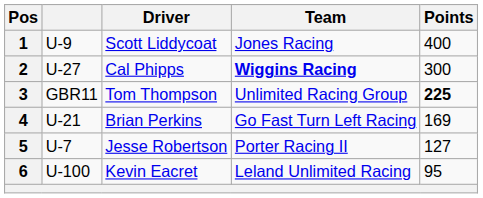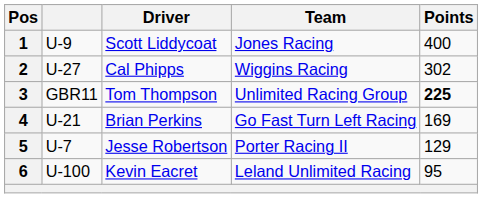(296, 69) bold -> (291, 69) normal
(438, 69) 300 -> (438, 69) 302
(438, 146) 127 -> (438, 146) 129
